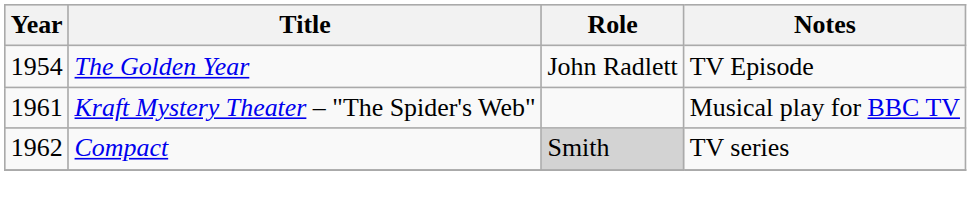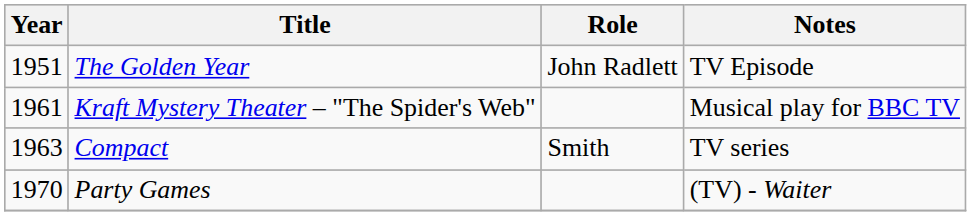(37, 66) 1954 -> (37, 66) 1951
(37, 148) 1962 -> (37, 148) 1963
(578, 148) lightgrey background -> (578, 148) no background
+ row: (143, 189)
